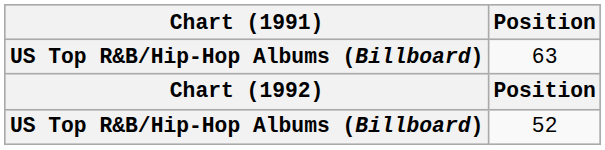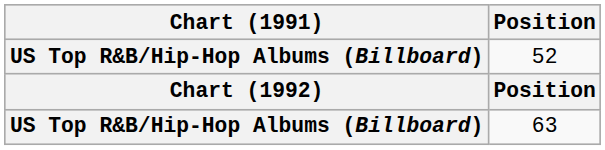rows swapped: (545, 57) <-> (545, 126)
